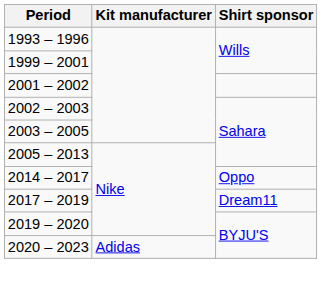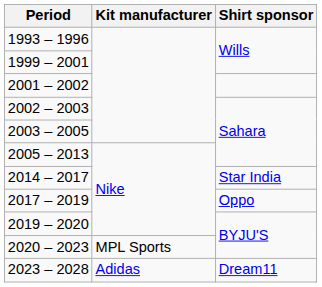(237, 177) Oppo -> (250, 177) Star India
(248, 200) Dream11 -> (237, 200) Oppo
(118, 246) Adidas -> (133, 246) MPL Sports
+ row: (48, 270)
